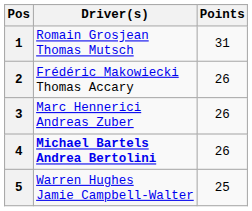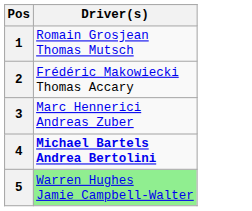- column: (222, 15)
(115, 187) no background -> (115, 187) lightgreen background
